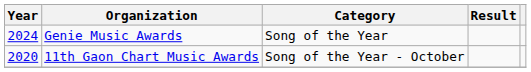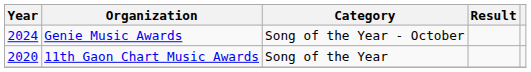(326, 36) Song of the Year -> (365, 36) Song of the Year - October
(365, 56) Song of the Year - October -> (326, 56) Song of the Year
